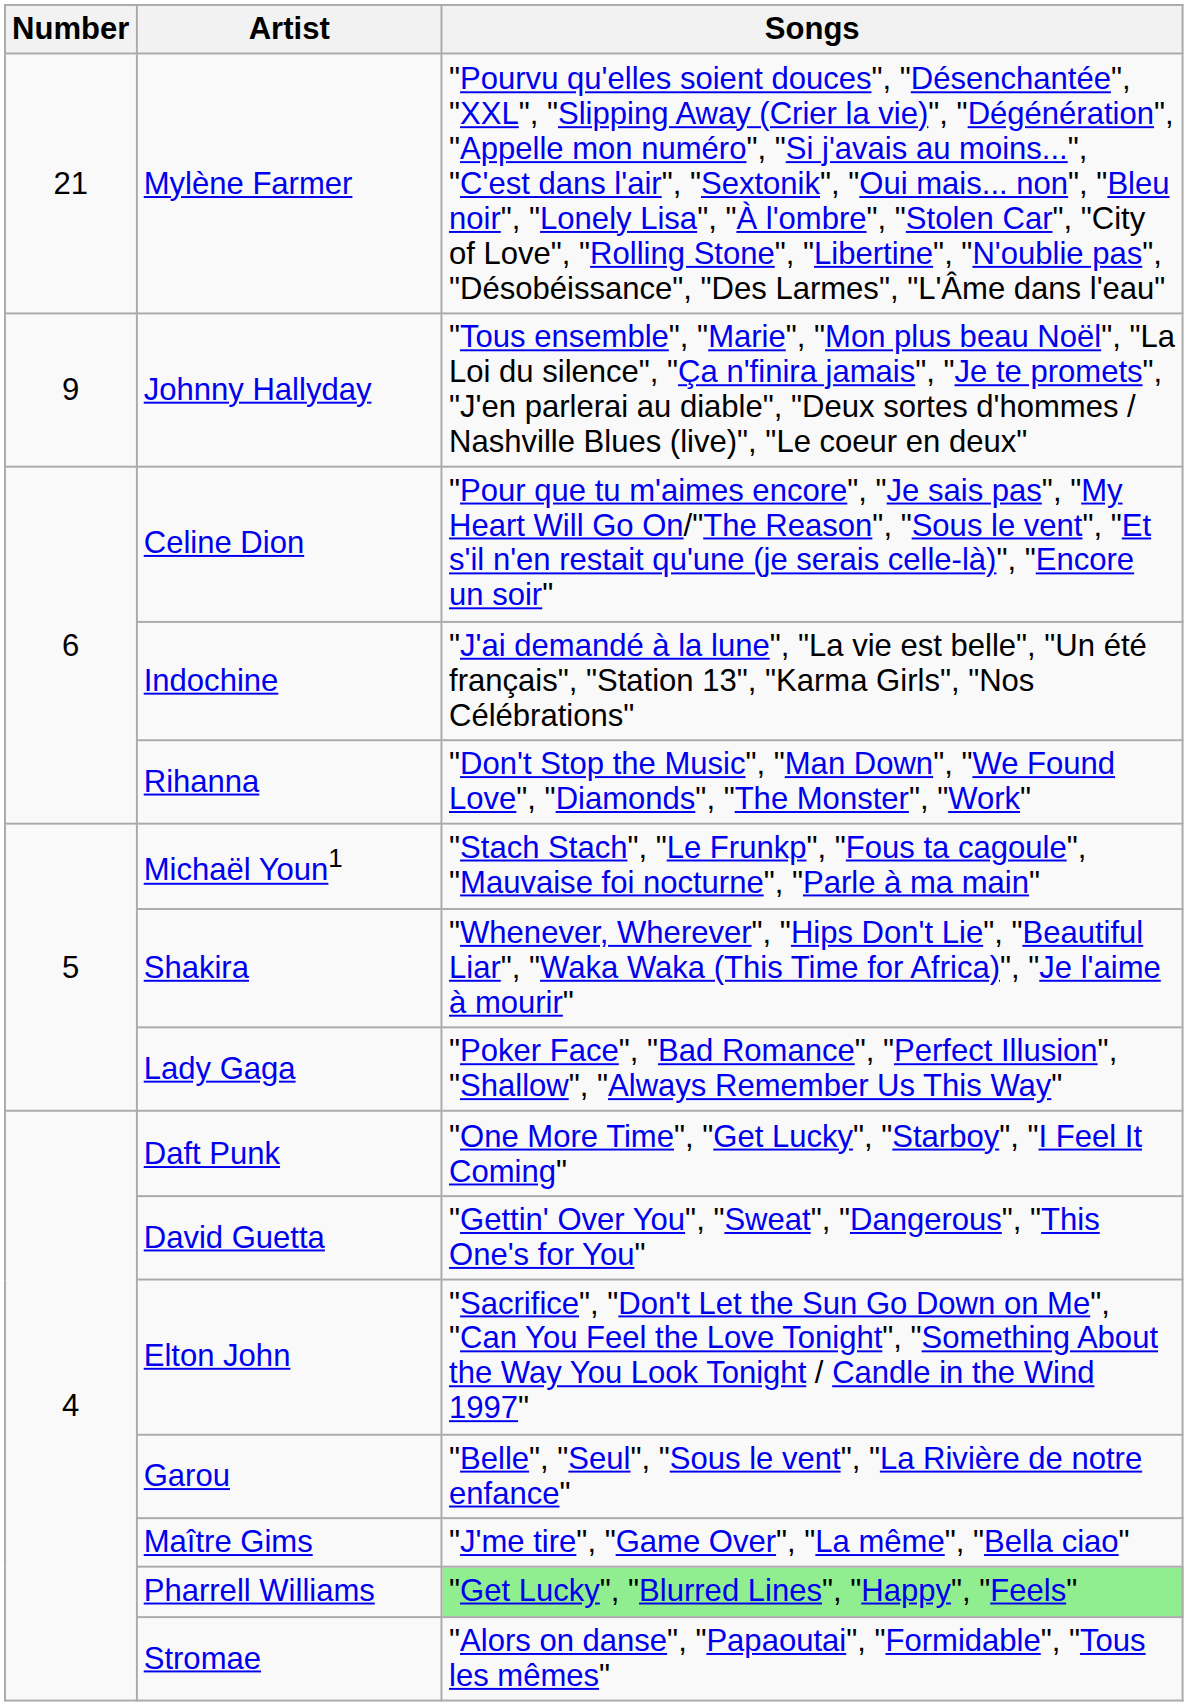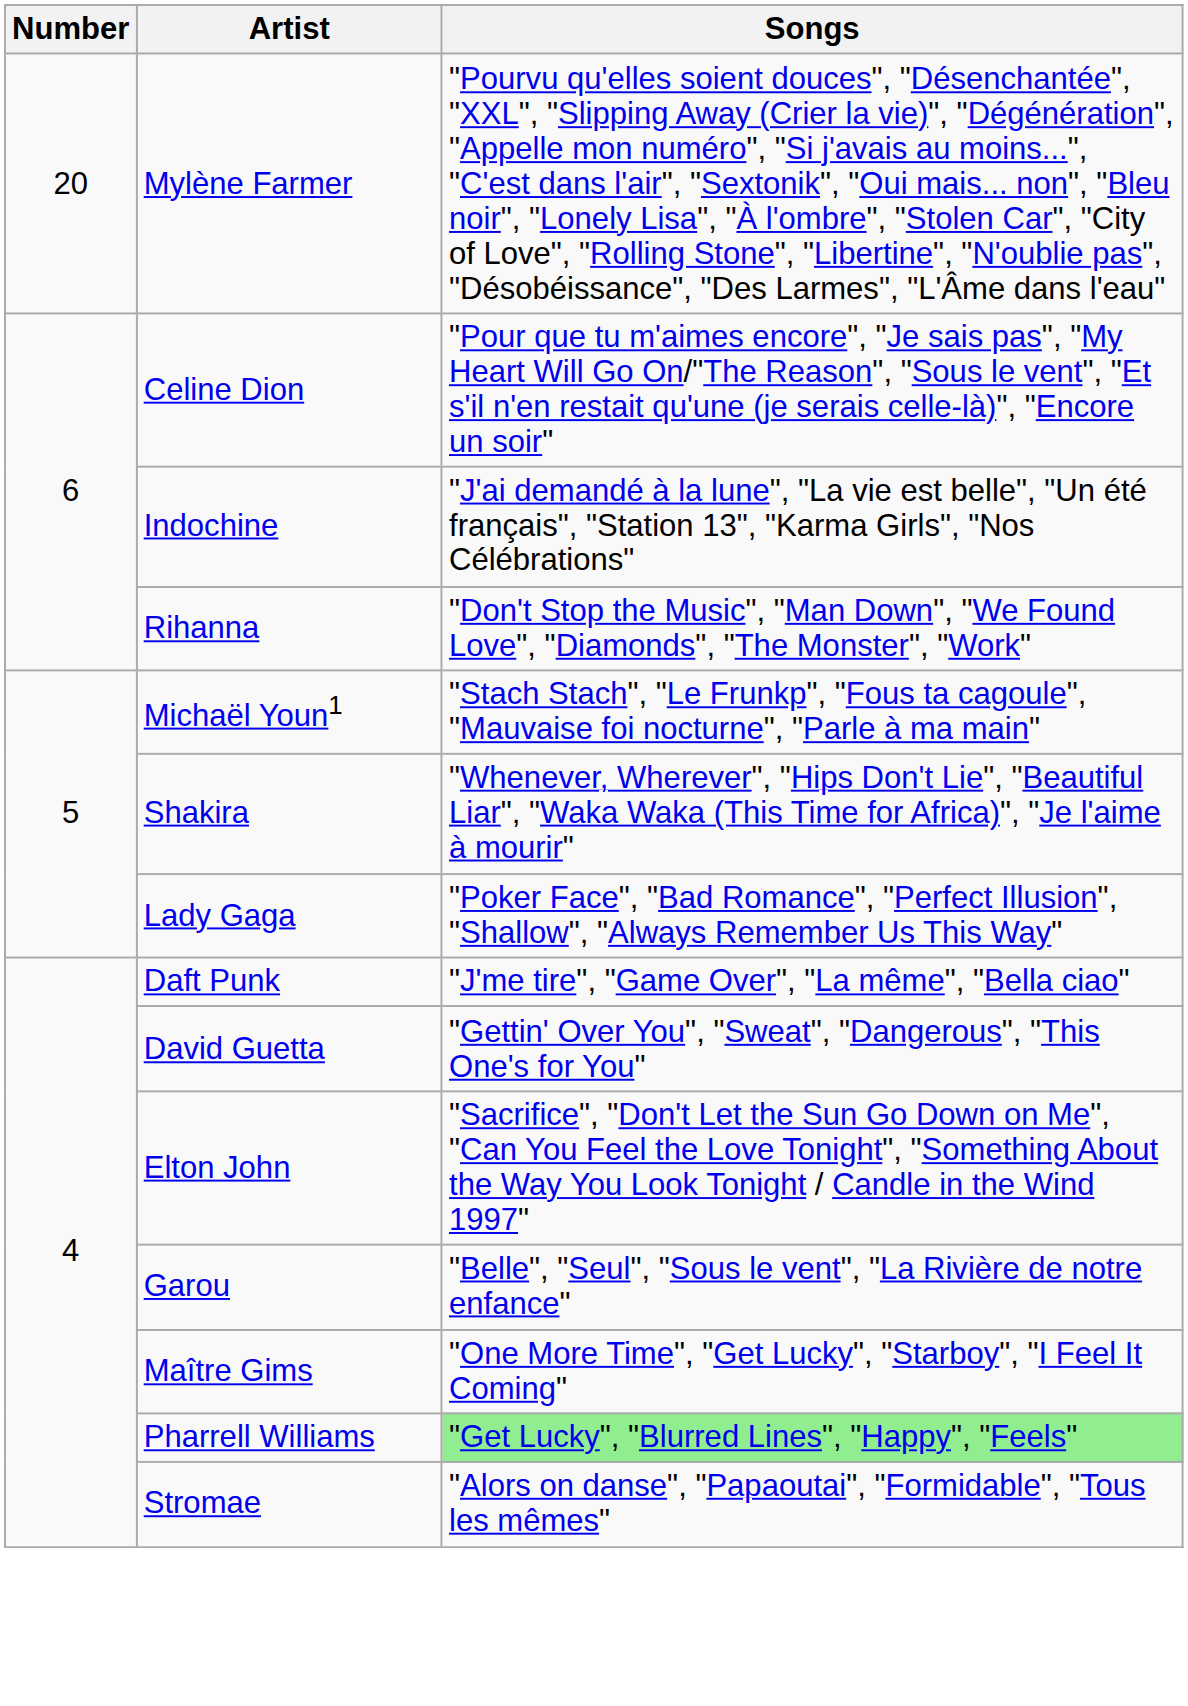(71, 183) 21 -> (71, 183) 20
- row: (258, 389)
(796, 1153) "One More Time", "Get Lucky", "Starboy", "I Feel It Coming" -> (789, 981) "J'me tire", "Game Over", "La même", "Bella ciao"
(789, 1542) "J'me tire", "Game Over", "La même", "Bella ciao" -> (796, 1370) "One More Time", "Get Lucky", "Starboy", "I Feel It Coming"
